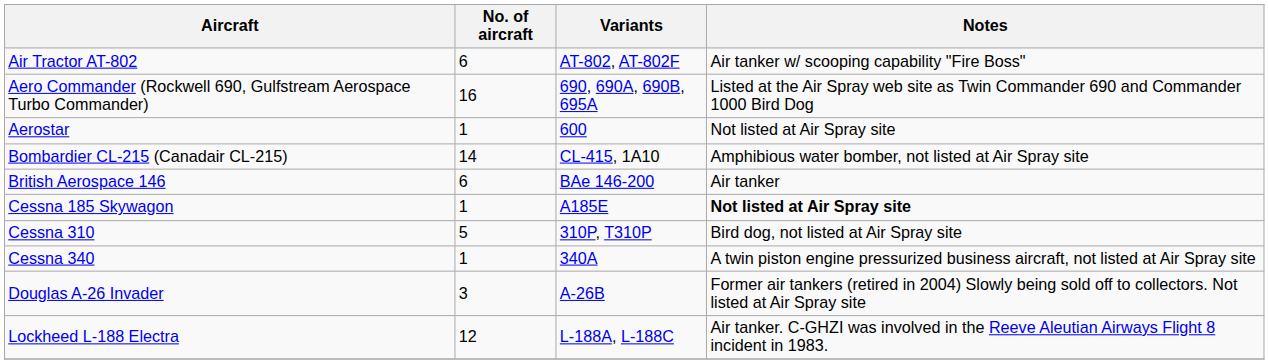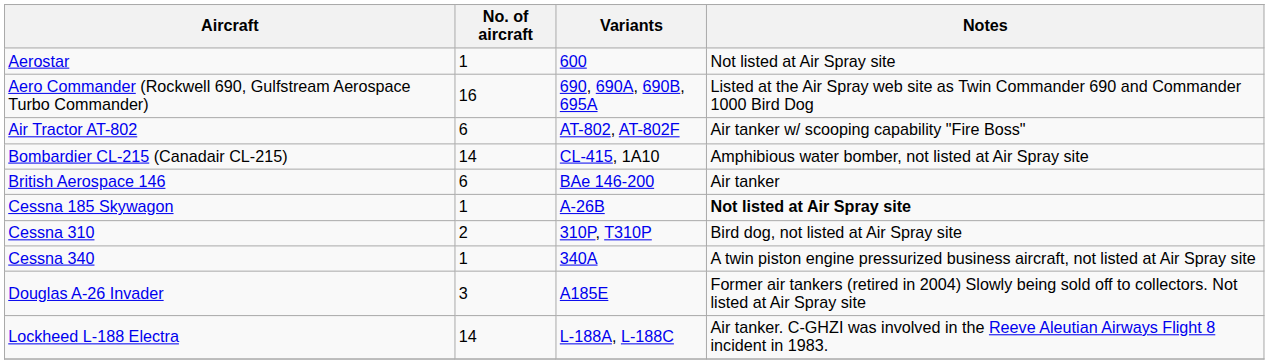rows swapped: (73, 61) <-> (39, 130)
(584, 207) A185E -> (582, 207) A-26B
(463, 233) 5 -> (463, 233) 2
(582, 293) A-26B -> (584, 293) A185E
(468, 337) 12 -> (468, 337) 14
